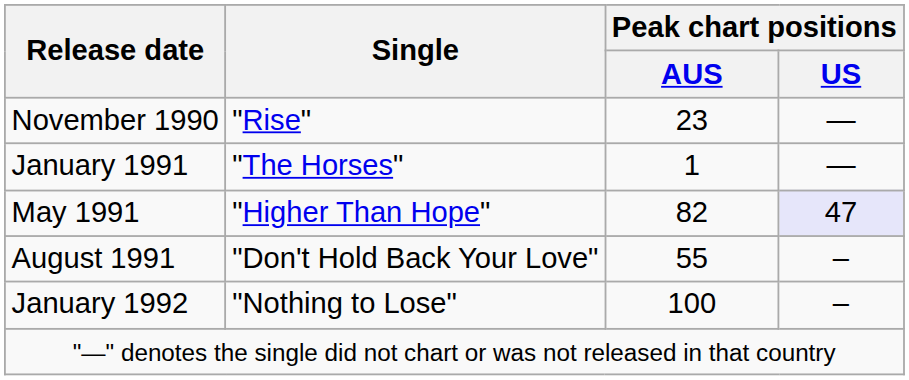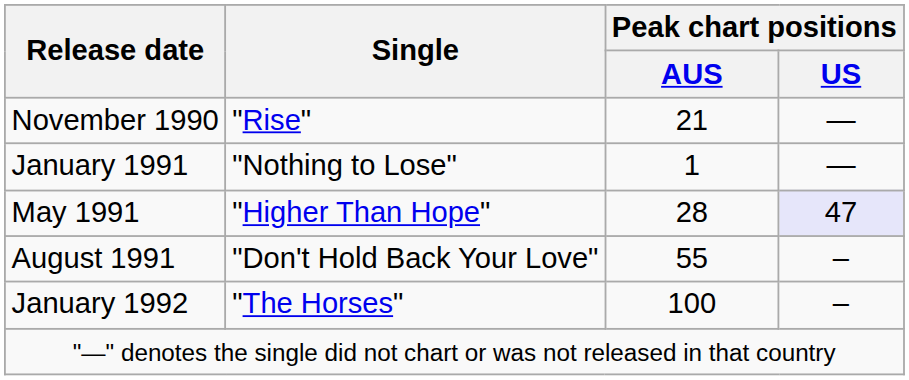(692, 119) 23 -> (692, 119) 21
(318, 166) "The Horses" -> (345, 166) "Nothing to Lose"
(692, 212) 82 -> (692, 212) 28
(345, 304) "Nothing to Lose" -> (318, 304) "The Horses"
